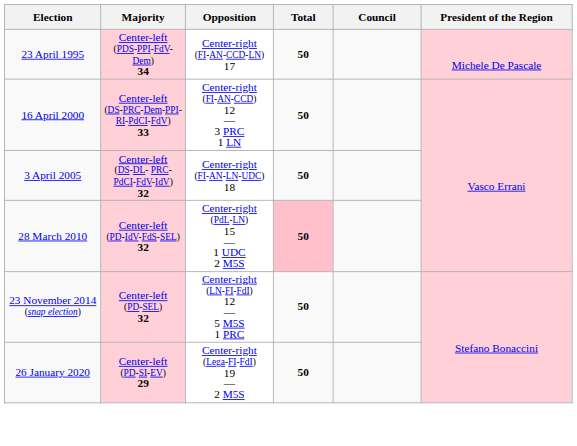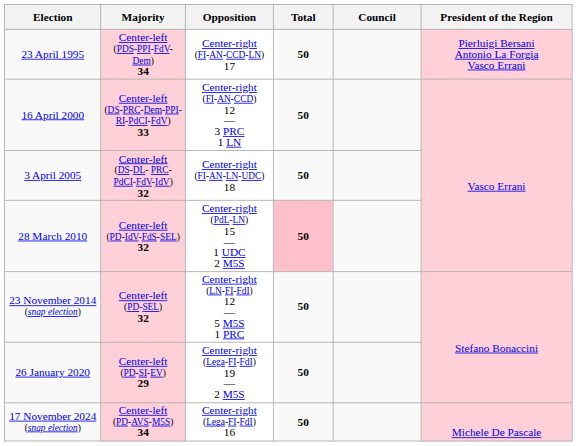(497, 65) Michele De Pascale -> (497, 54) Pierluigi Bersani Antonio La Forgia Vasco Errani
+ row: (53, 421)
